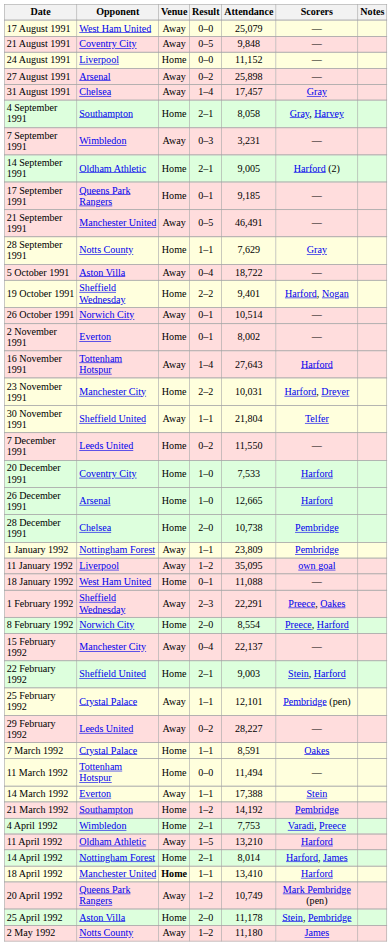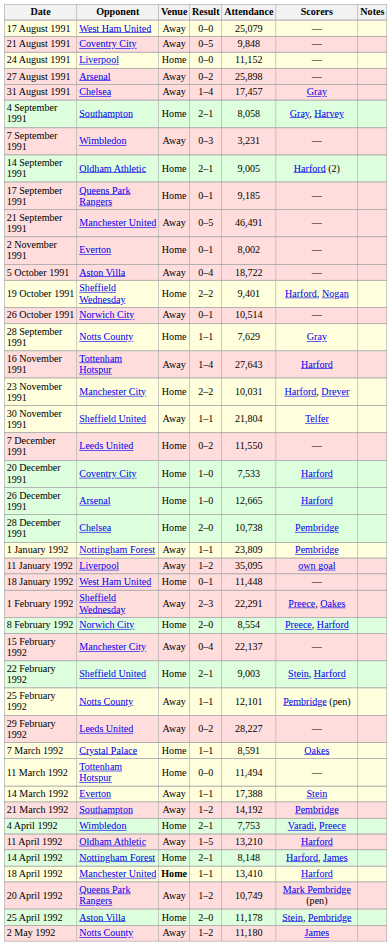rows swapped: (34, 250) <-> (32, 337)
(249, 582) 11,088 -> (249, 582) 11,448
(108, 701) Crystal Palace -> (106, 701) Notts County
(174, 810) Home -> (174, 810) Away
(249, 858) 8,014 -> (249, 858) 8,148
